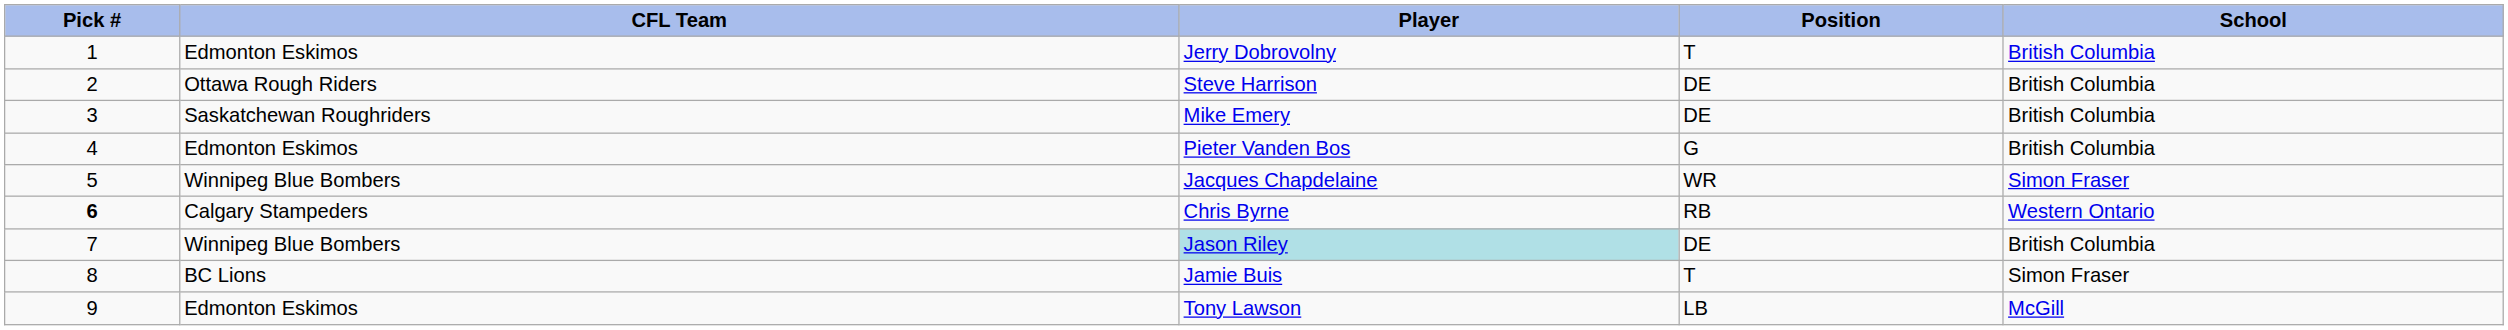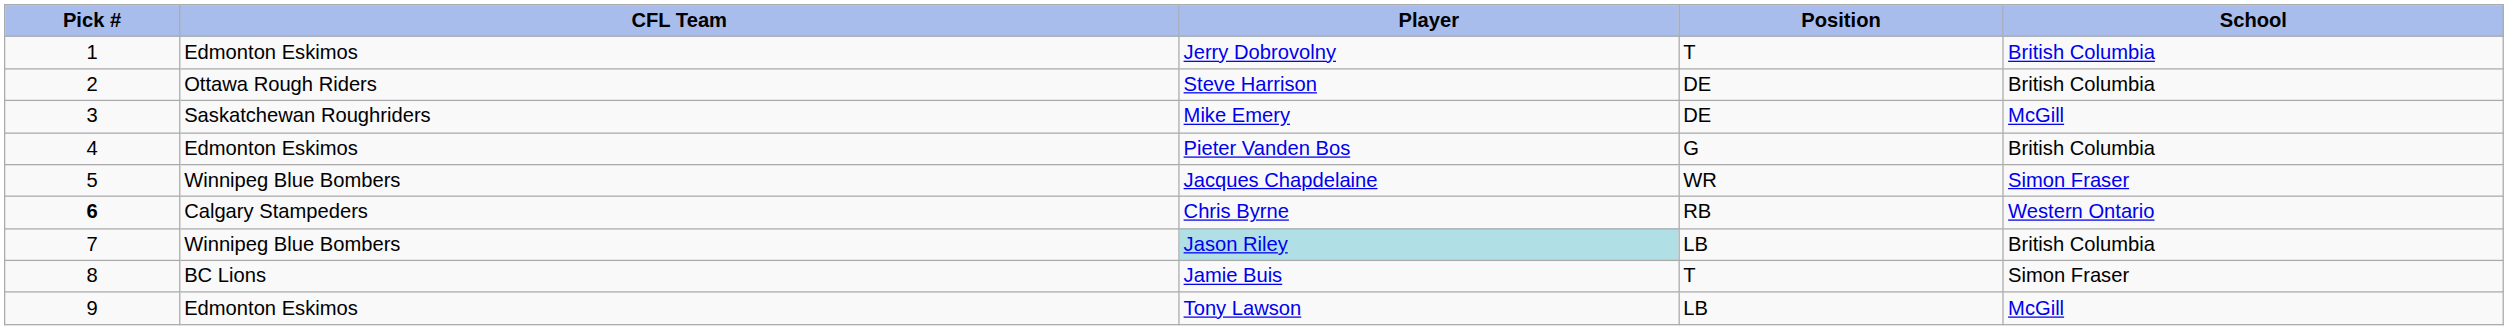(2081, 116) British Columbia -> (2036, 116) McGill
(1697, 244) DE -> (1696, 244) LB
